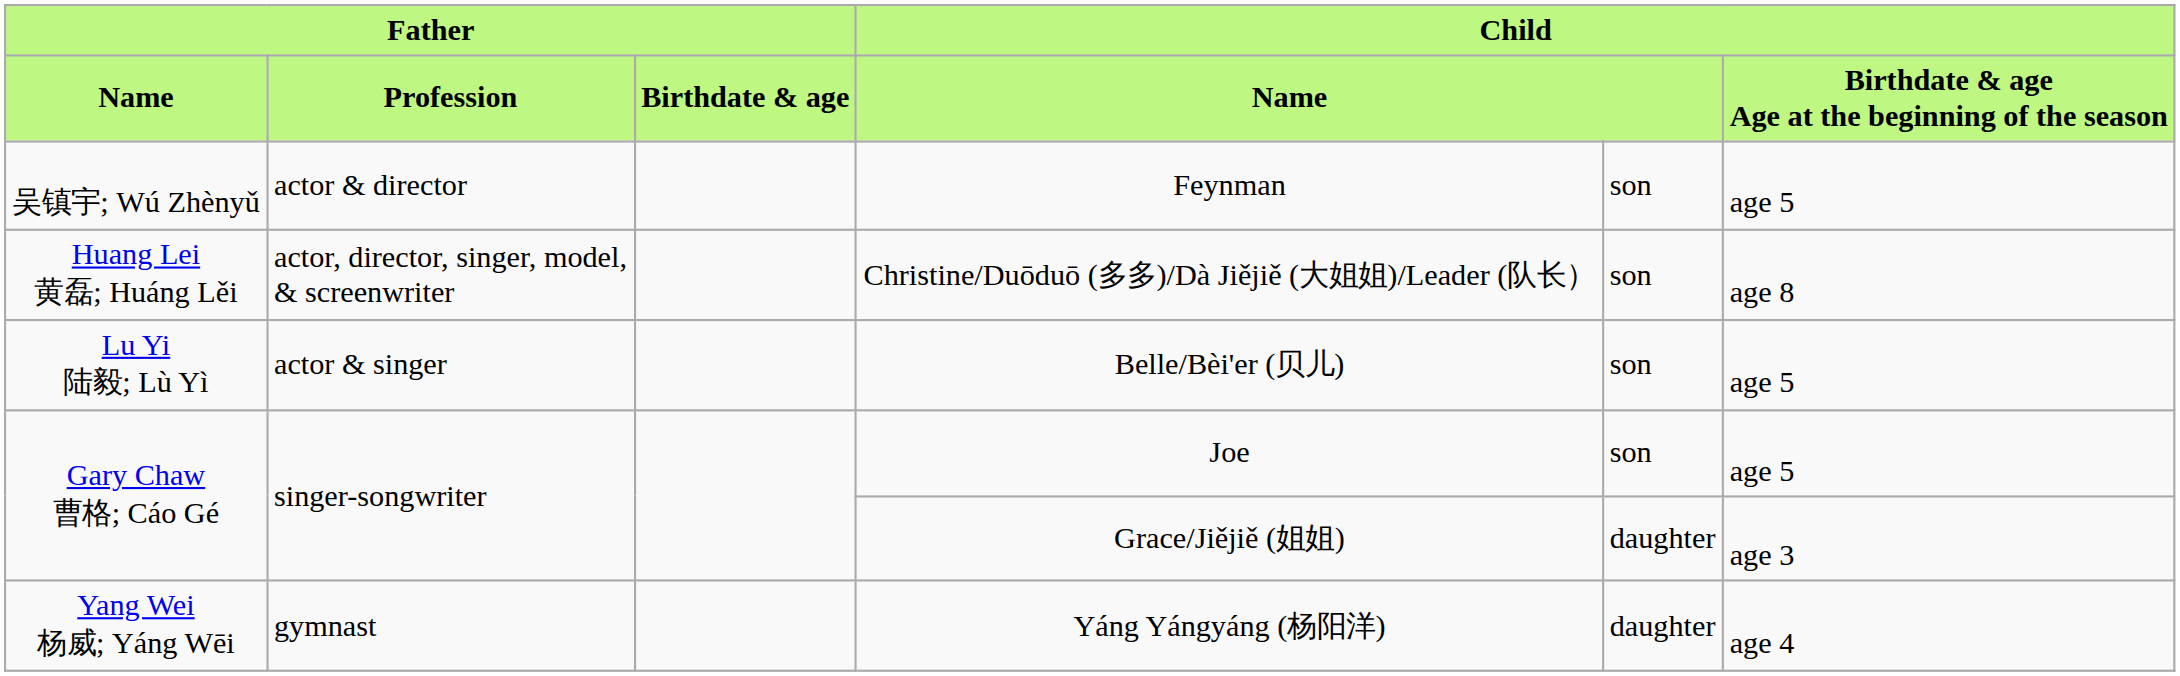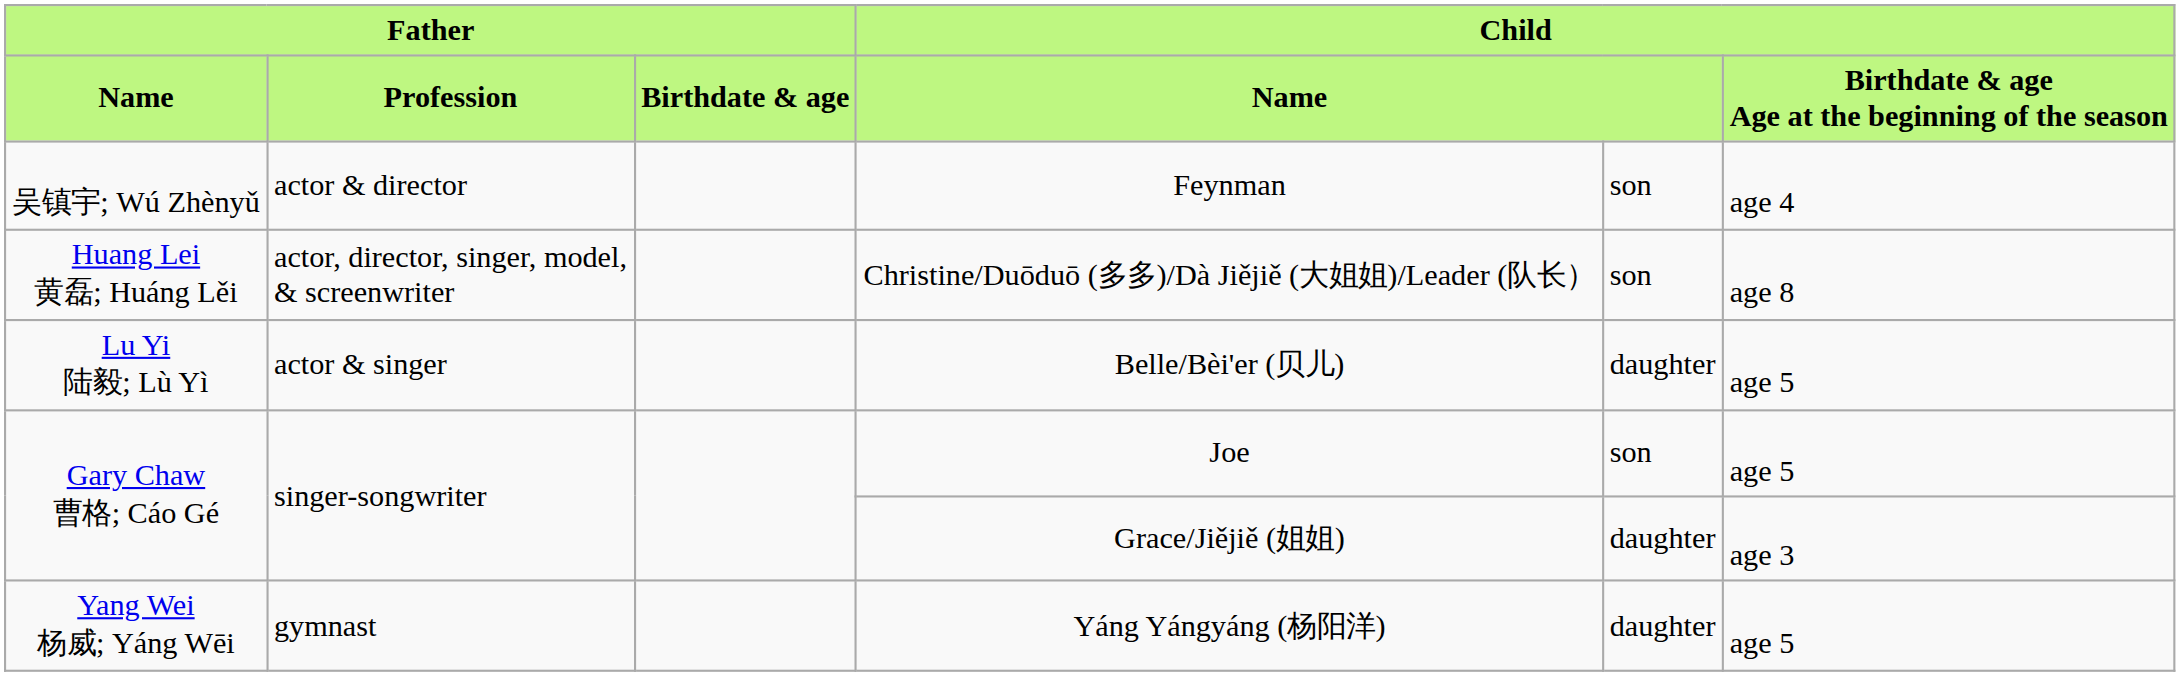(1762, 203) age 5 -> (1762, 203) age 4
(1631, 364) son -> (1663, 364) daughter
(1762, 643) age 4 -> (1762, 643) age 5
